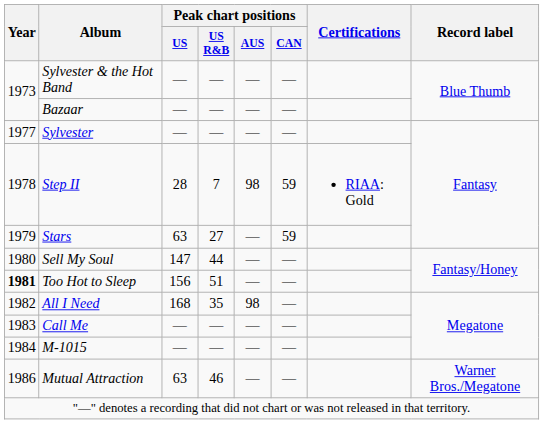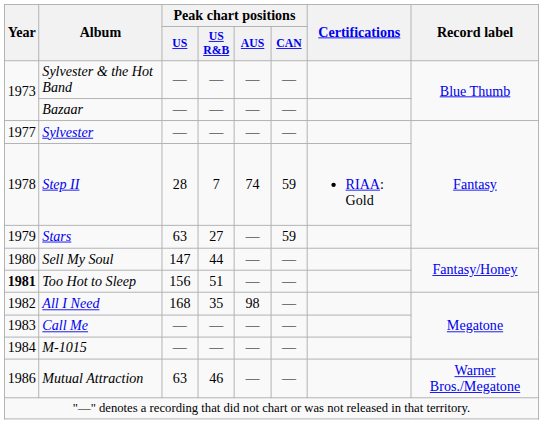(253, 184) 98 -> (253, 184) 74
